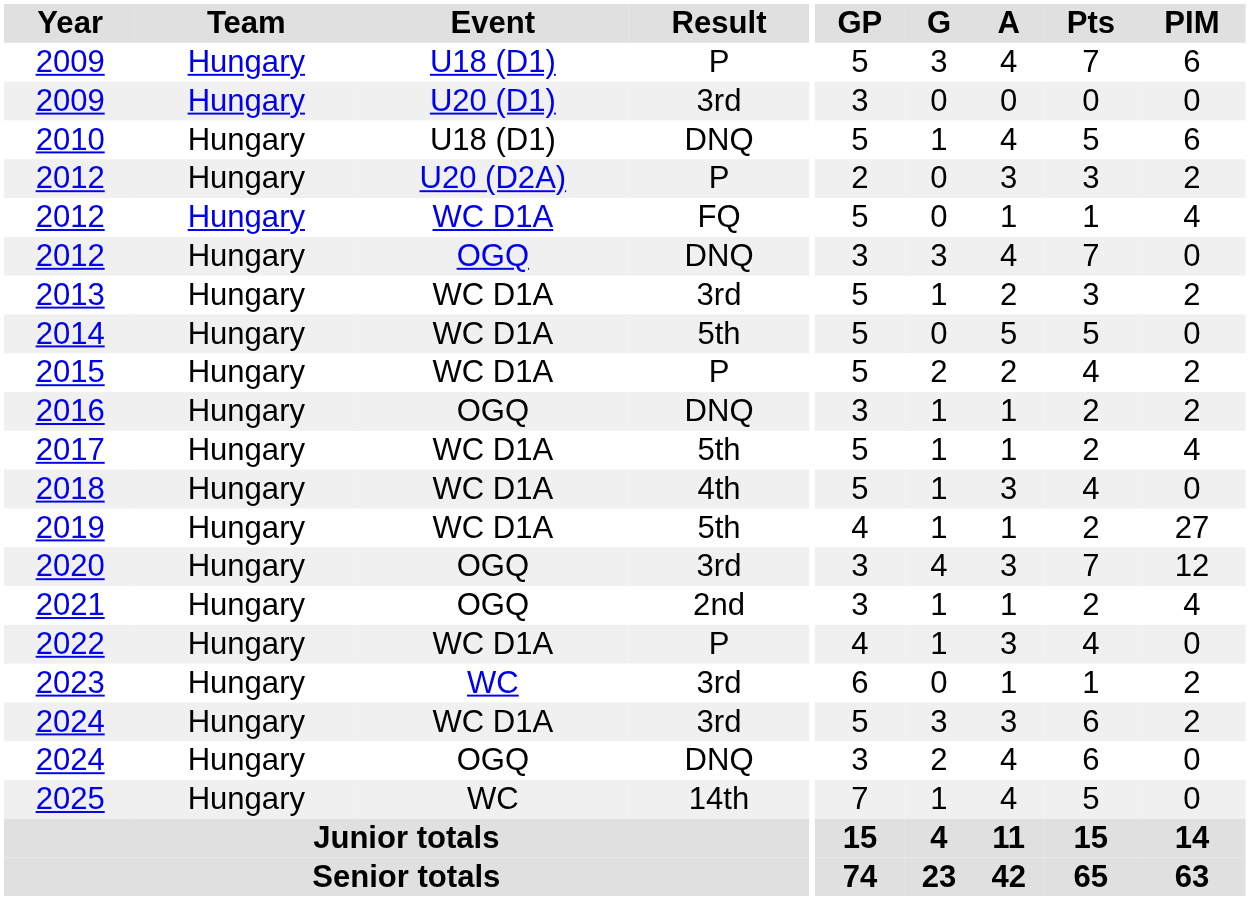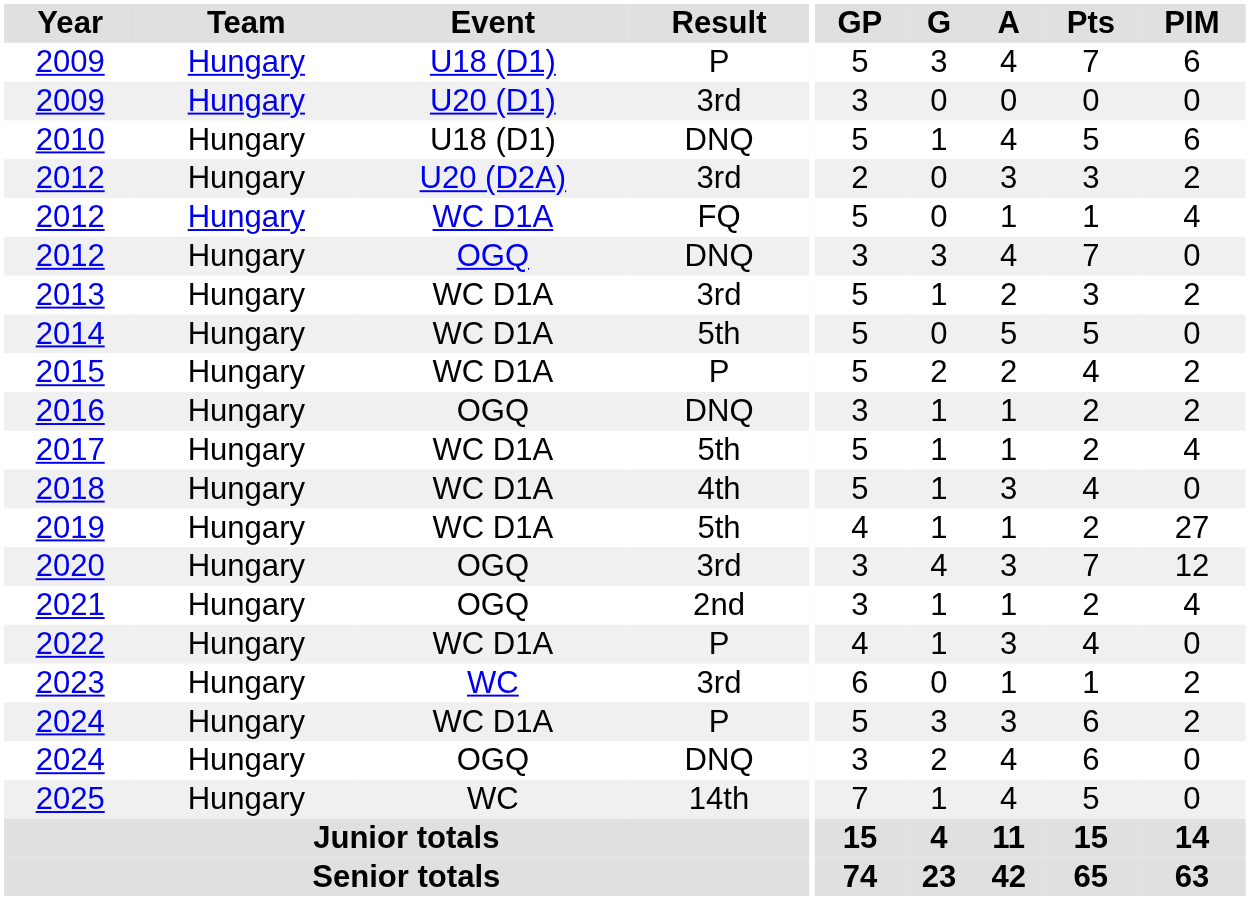(719, 178) P -> (719, 178) 3rd
(719, 721) 3rd -> (719, 721) P
